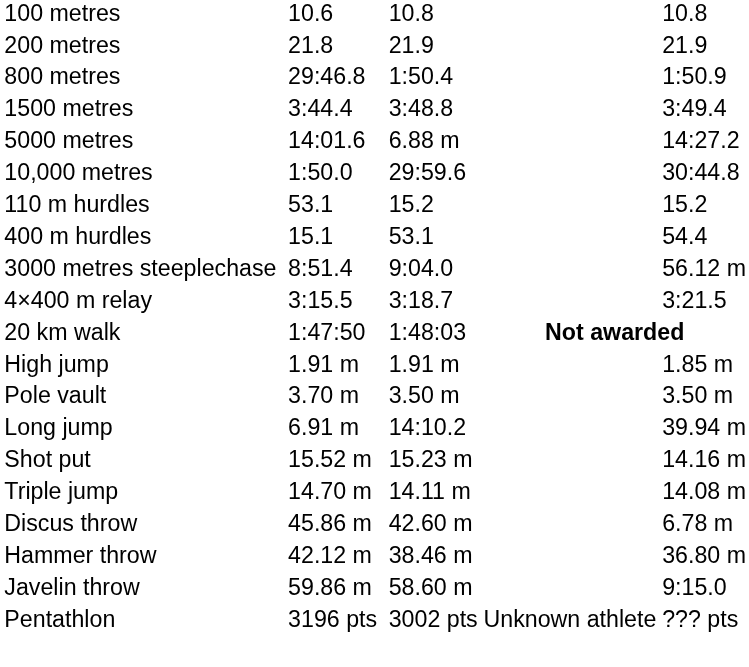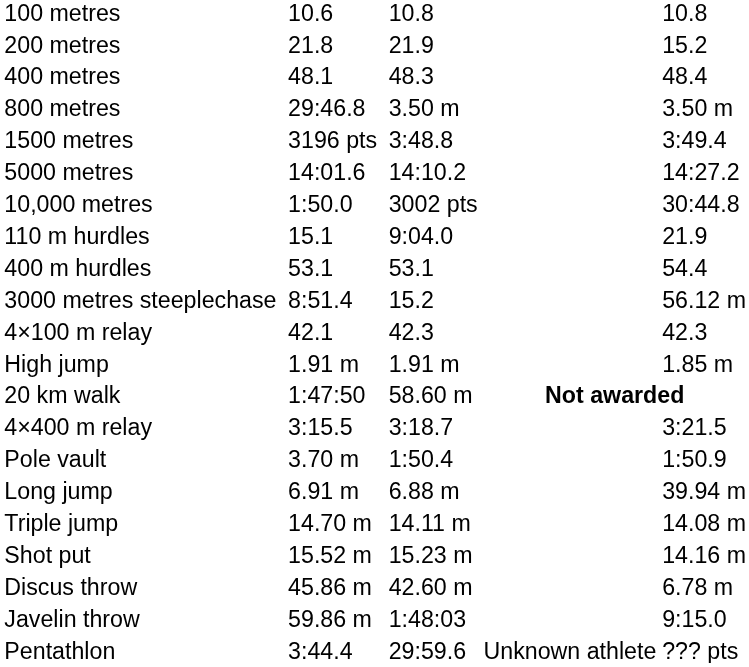(685, 45) 21.9 -> (685, 45) 15.2
+ row: (62, 76)
(421, 76) 1:50.4 -> (424, 108) 3.50 m
(694, 76) 1:50.9 -> (698, 108) 3.50 m
(320, 108) 3:44.4 -> (333, 140) 3196 pts
(424, 140) 6.88 m -> (427, 172) 14:10.2
(427, 172) 29:59.6 -> (433, 204) 3002 pts
(311, 204) 53.1 -> (311, 236) 15.1
(411, 204) 15.2 -> (421, 236) 9:04.0
(685, 204) 15.2 -> (685, 236) 21.9
(311, 236) 15.1 -> (311, 268) 53.1
(421, 268) 9:04.0 -> (411, 300) 15.2
+ row: (78, 332)
rows swapped: (78, 300) <-> (57, 364)
(427, 332) 1:48:03 -> (431, 395) 58.60 m
(424, 395) 3.50 m -> (421, 459) 1:50.4
(698, 395) 3.50 m -> (694, 459) 1:50.9
(427, 427) 14:10.2 -> (424, 491) 6.88 m
rows swapped: (61, 491) <-> (48, 459)
- row: (80, 555)
(431, 587) 58.60 m -> (427, 619) 1:48:03
(333, 619) 3196 pts -> (320, 651) 3:44.4
(433, 619) 3002 pts -> (427, 651) 29:59.6
